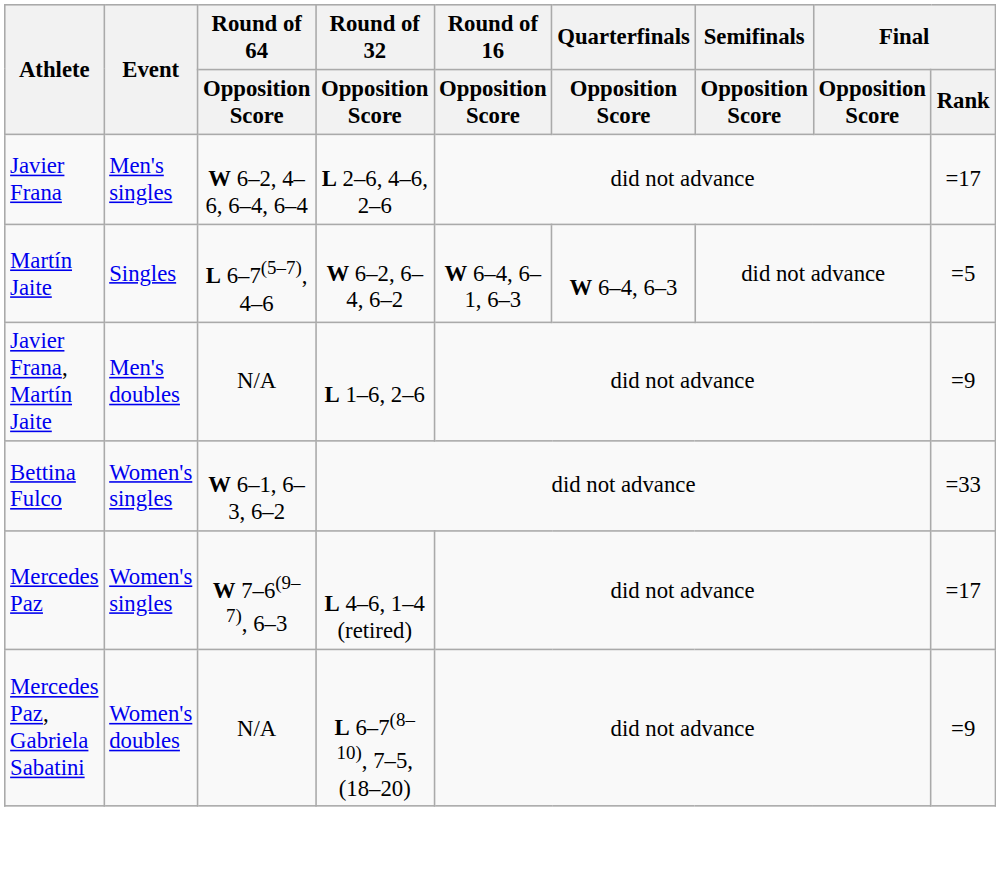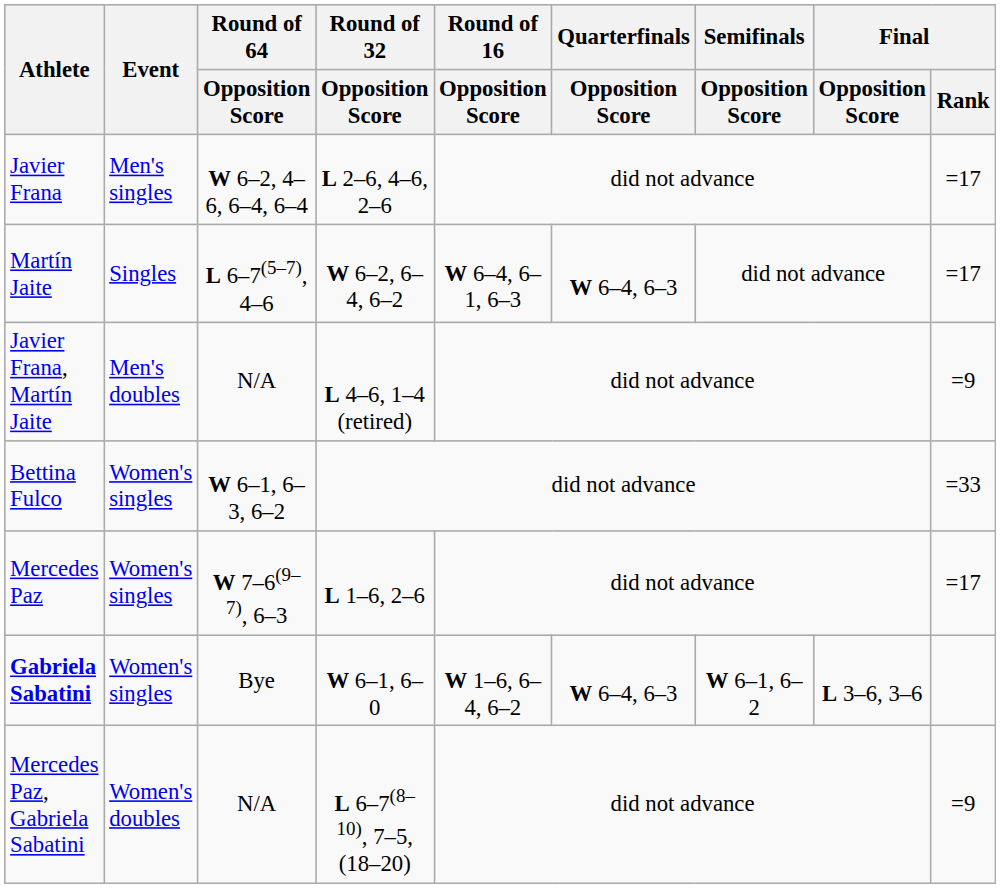(963, 273) =5 -> (963, 273) =17
(375, 394) L 1–6, 2–6 -> (375, 408) L 4–6, 1–4 (retired)
(375, 617) L 4–6, 1–4 (retired) -> (375, 596) L 1–6, 2–6
+ row: (53, 680)
